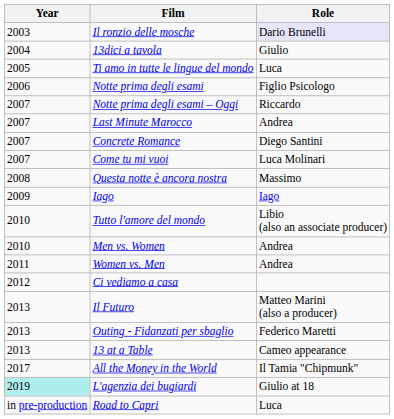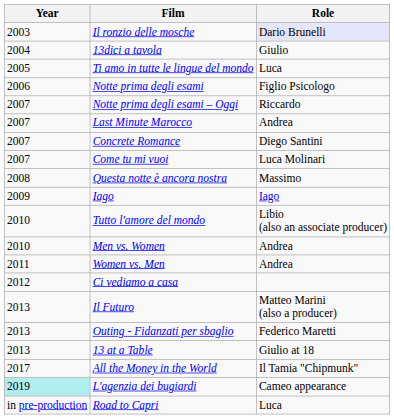(303, 350) Cameo appearance -> (286, 350) Giulio at 18
(286, 386) Giulio at 18 -> (303, 386) Cameo appearance
